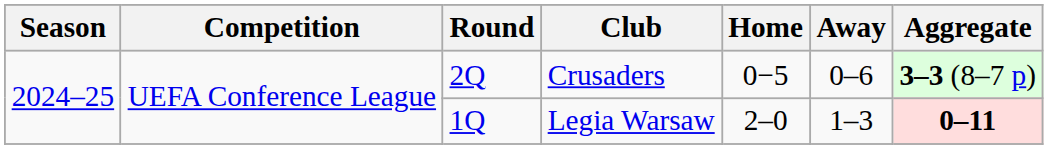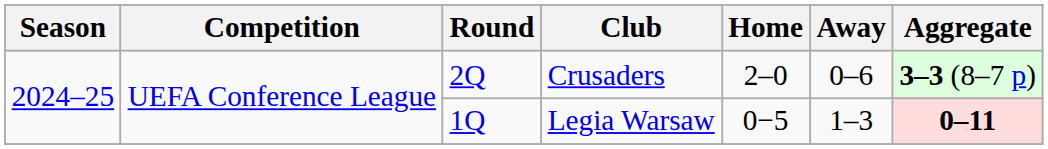(766, 74) 0−5 -> (766, 74) 2–0
(766, 120) 2–0 -> (766, 120) 0−5
